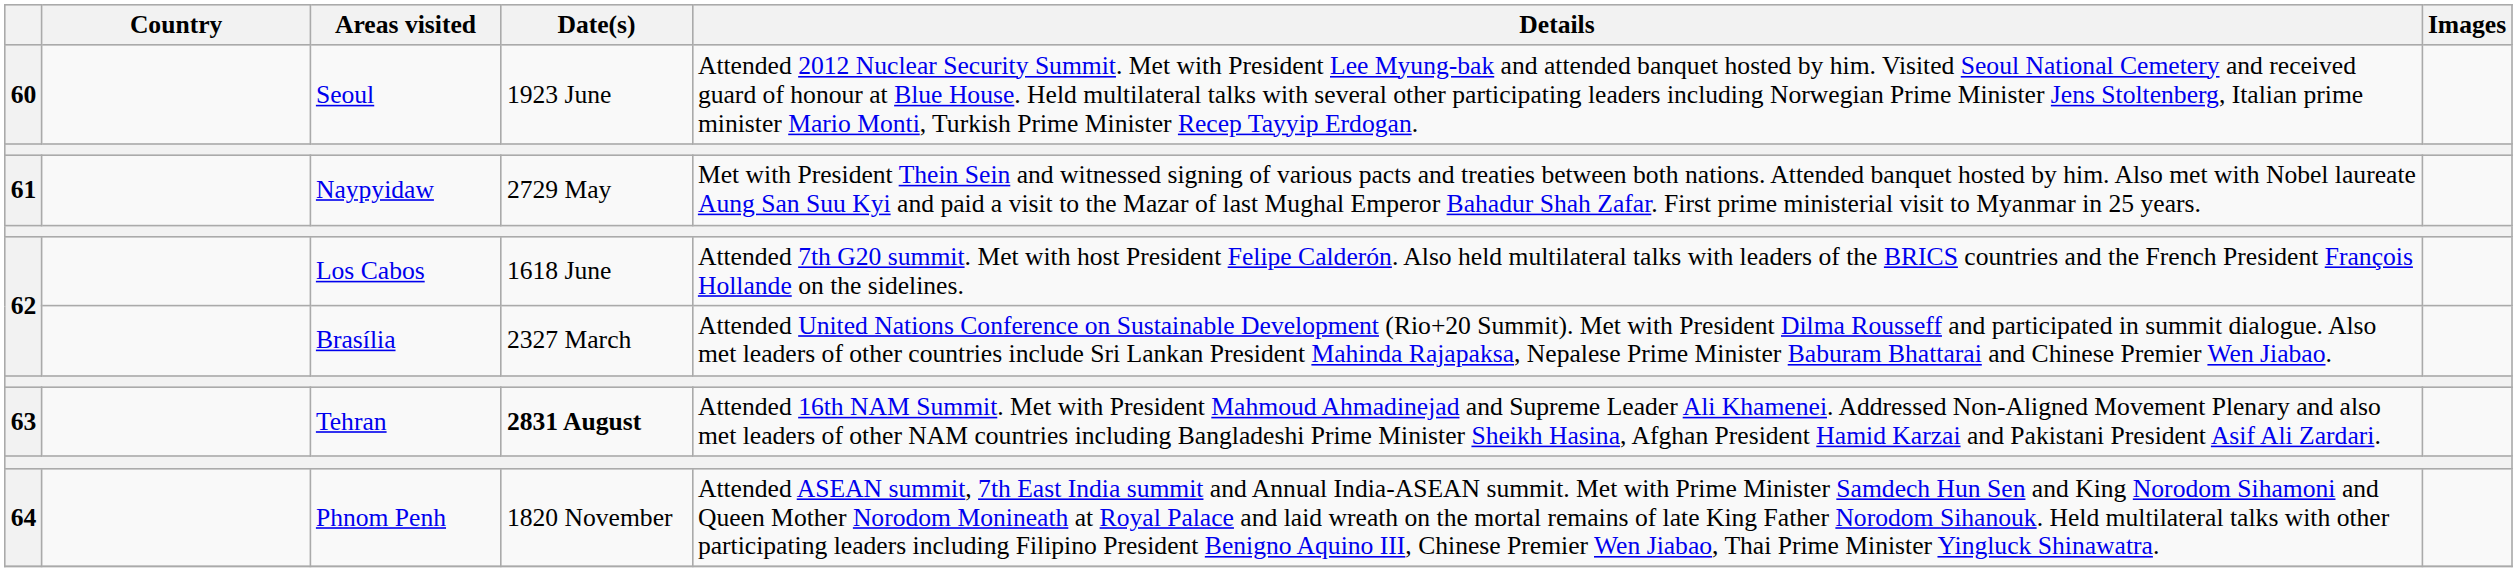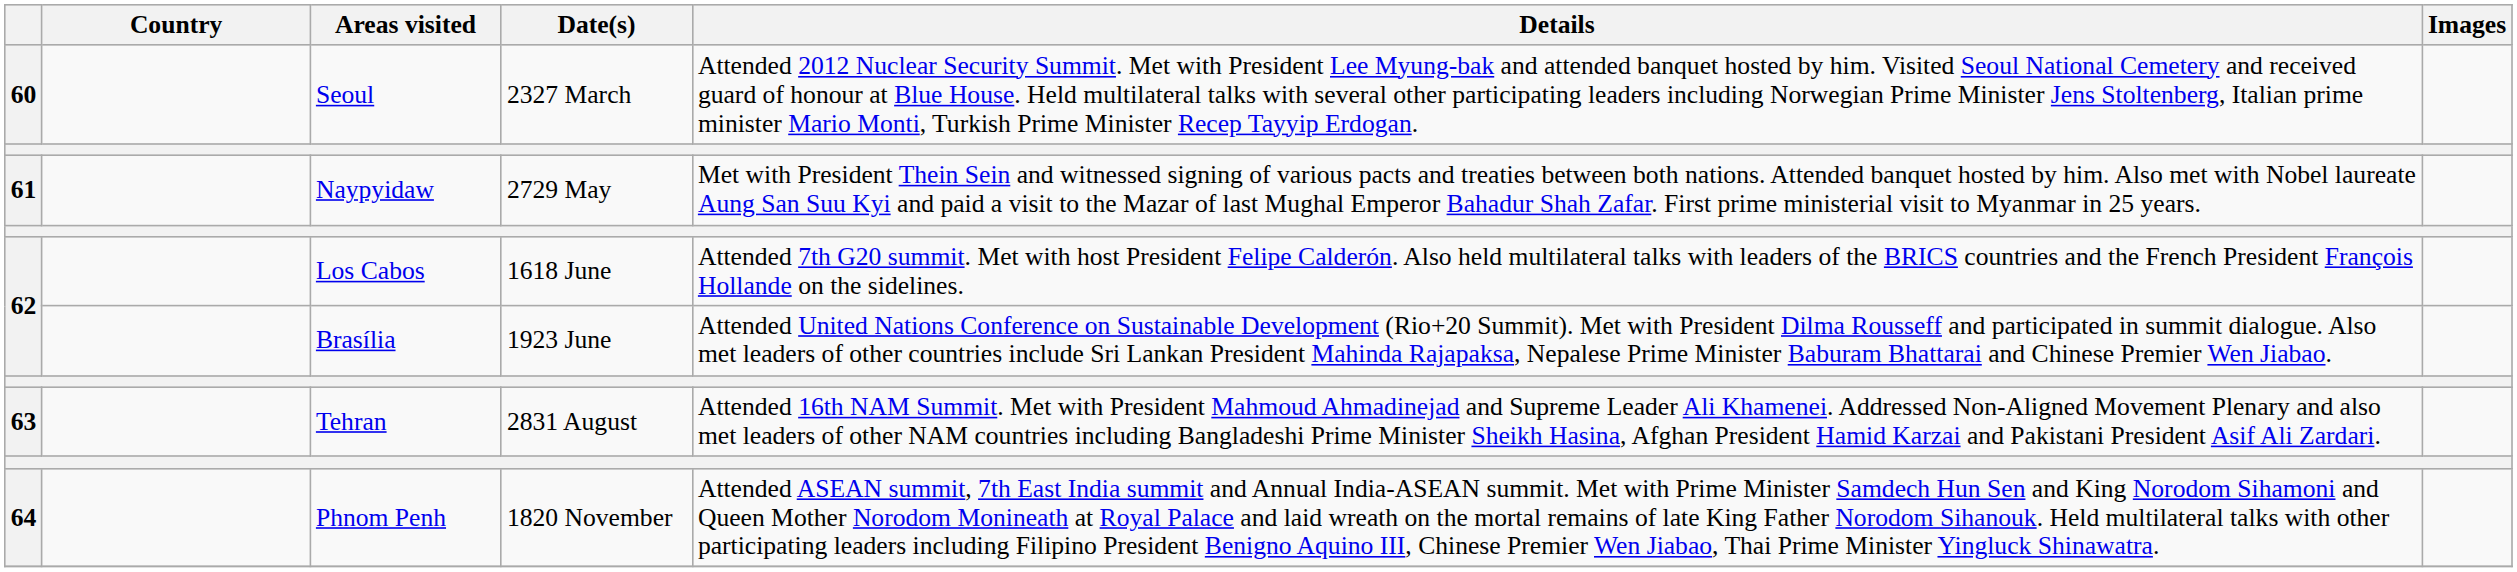(559, 94) 1923 June -> (569, 94) 2327 March
(569, 340) 2327 March -> (559, 340) 1923 June
(574, 421) bold -> (572, 421) normal
